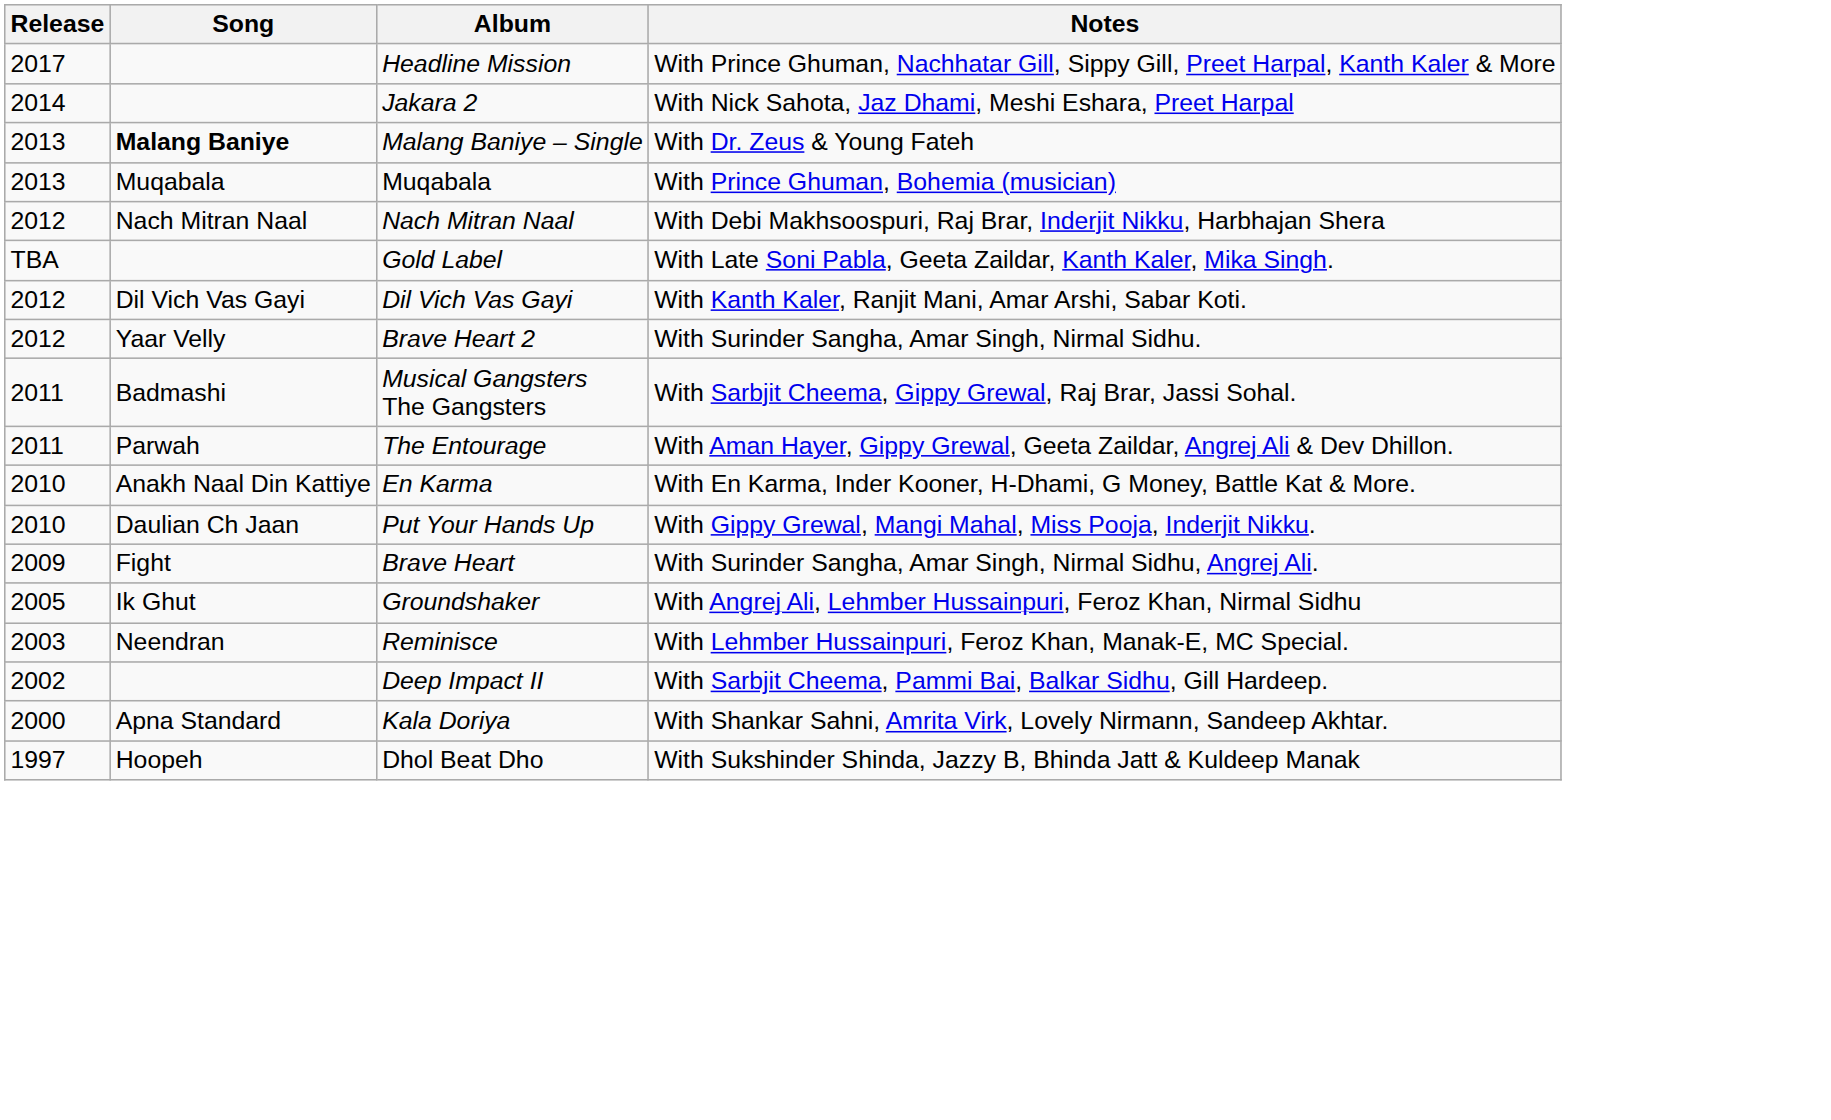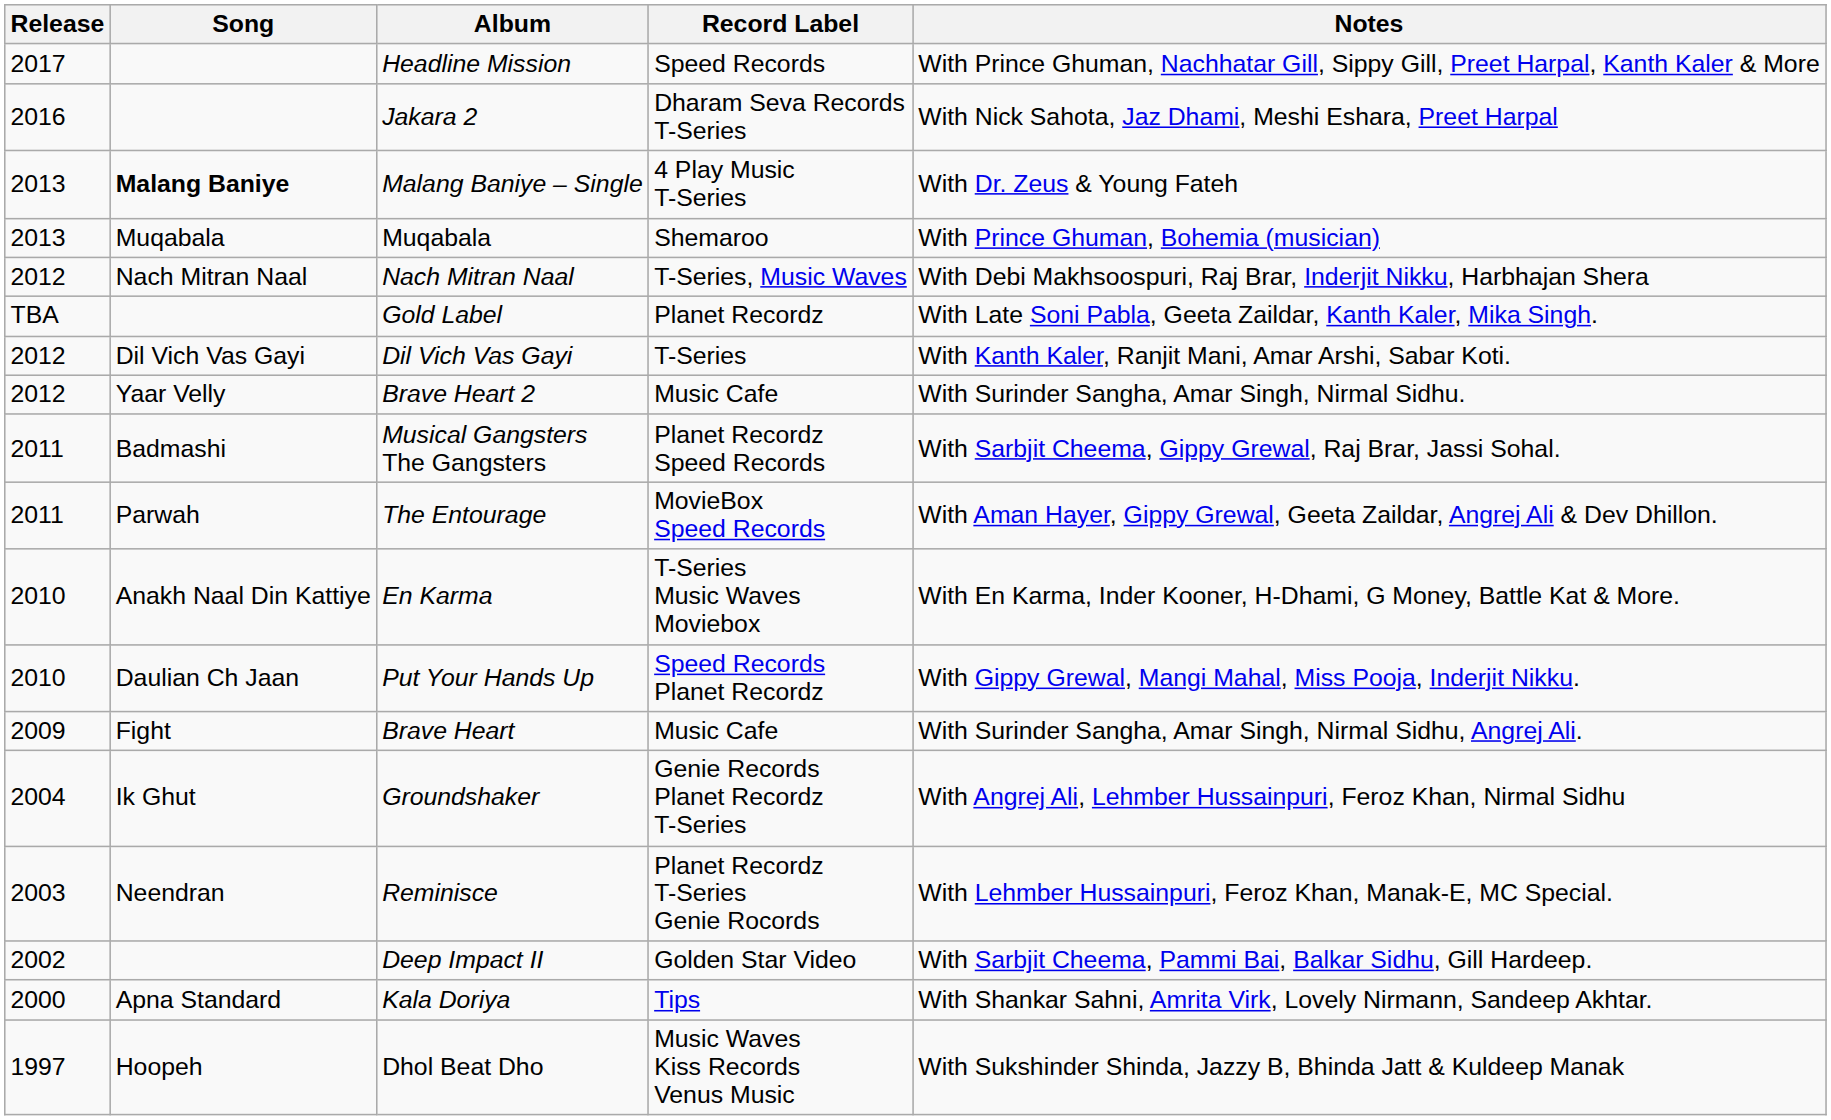+ column: (780, 24)
(38, 102) 2014 -> (38, 116) 2016
(38, 602) 2005 -> (38, 798) 2004
